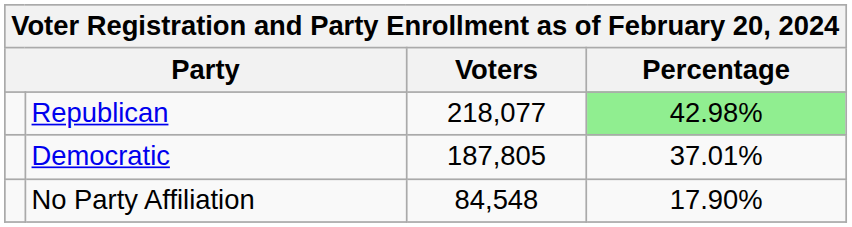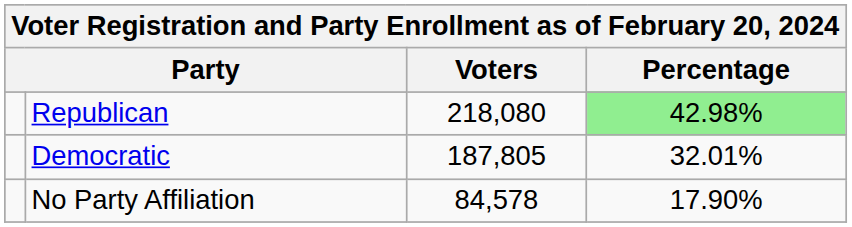(496, 112) 218,077 -> (496, 112) 218,080
(716, 156) 37.01% -> (716, 156) 32.01%
(496, 199) 84,548 -> (496, 199) 84,578
